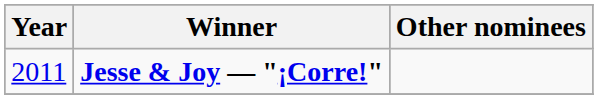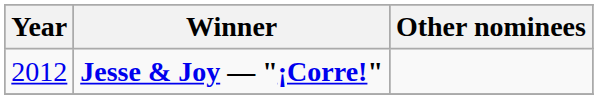(39, 71) 2011 -> (39, 71) 2012
